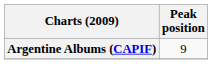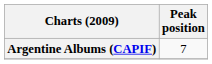(183, 48) 9 -> (183, 48) 7
